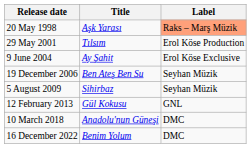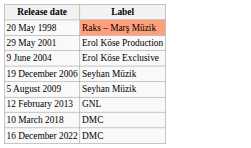- column: (120, 12)
